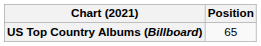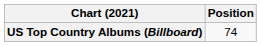(231, 32) 65 -> (231, 32) 74
